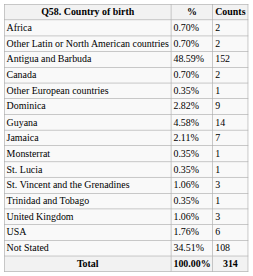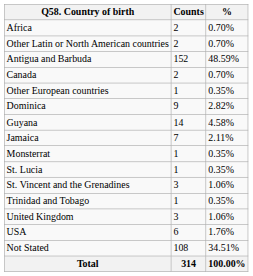columns swapped: (230, 12) <-> (192, 12)
